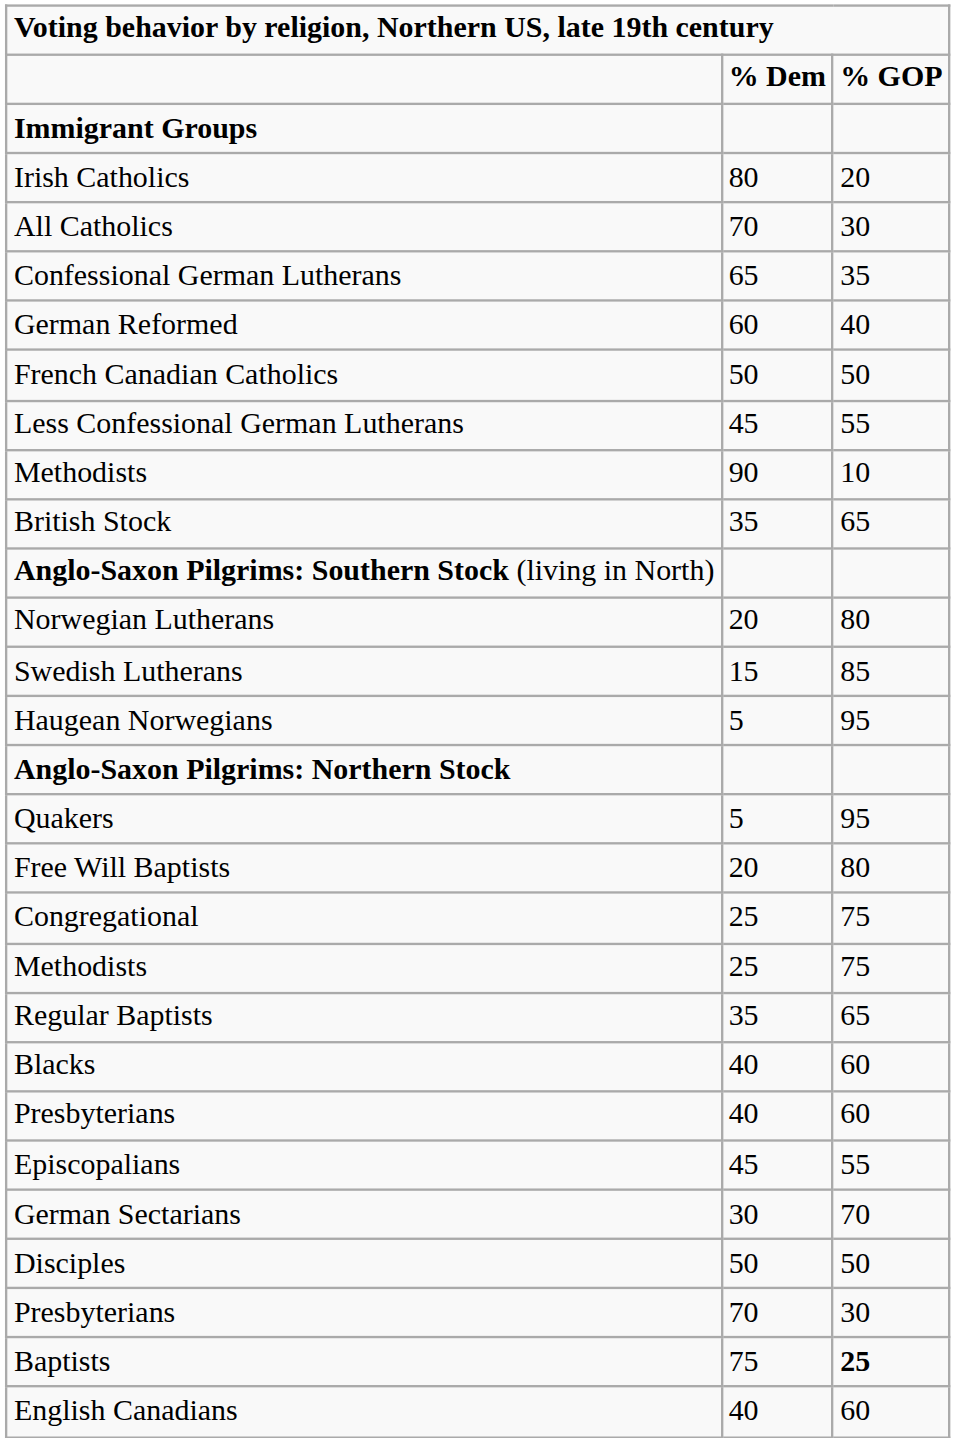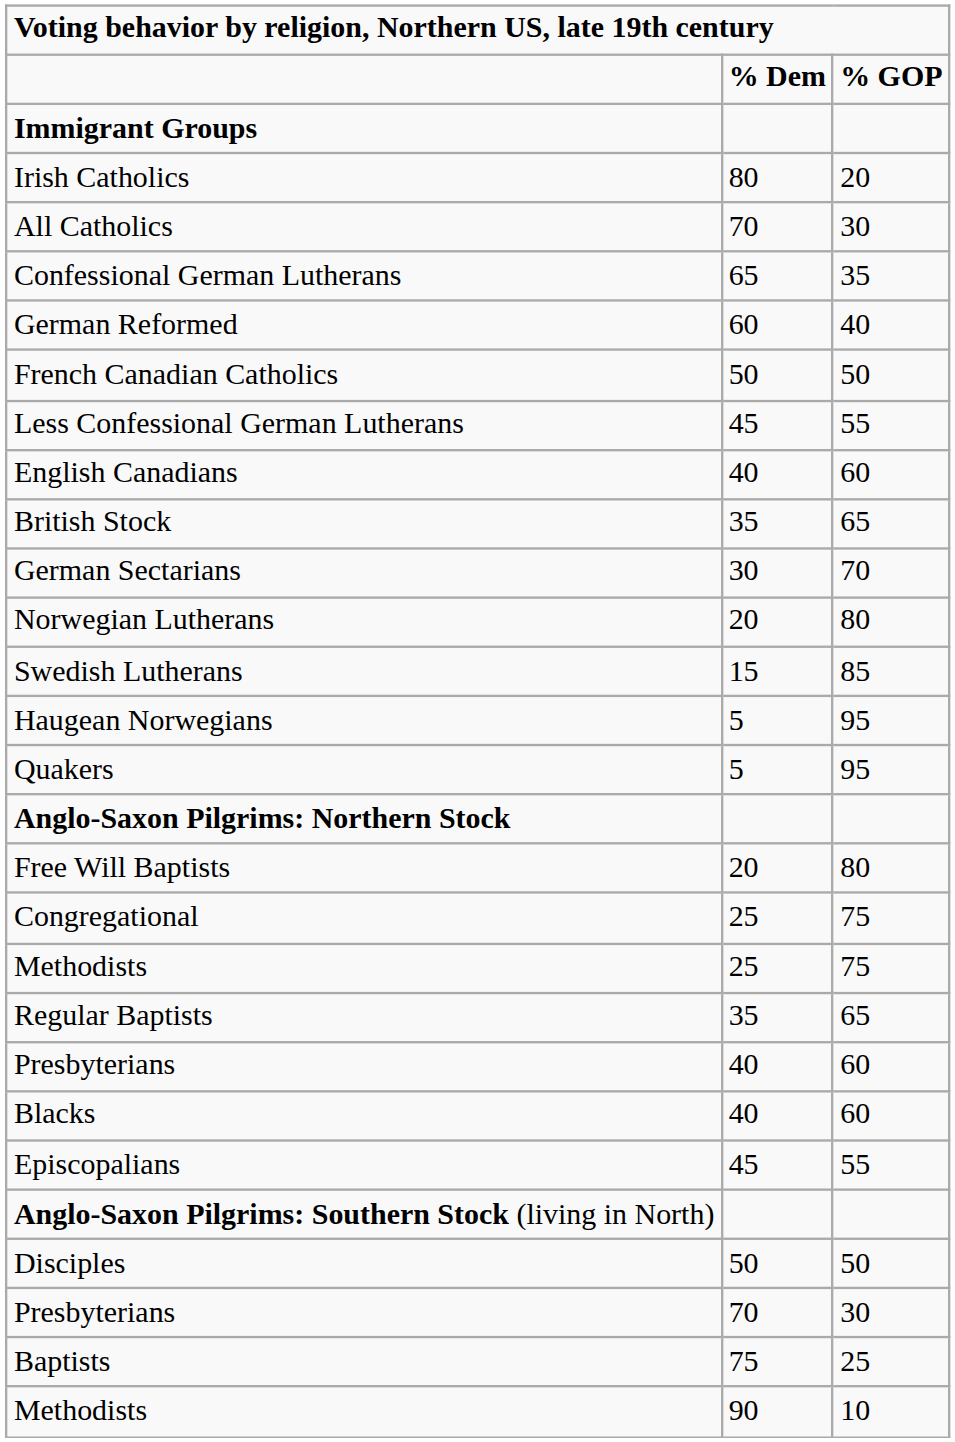rows swapped: (126, 1411) <-> (80, 473)
rows swapped: (127, 1213) <-> (364, 572)
rows swapped: (262, 769) <-> (64, 818)
rows swapped: (55, 1065) <-> (95, 1115)
(855, 1361) bold -> (855, 1361) normal
